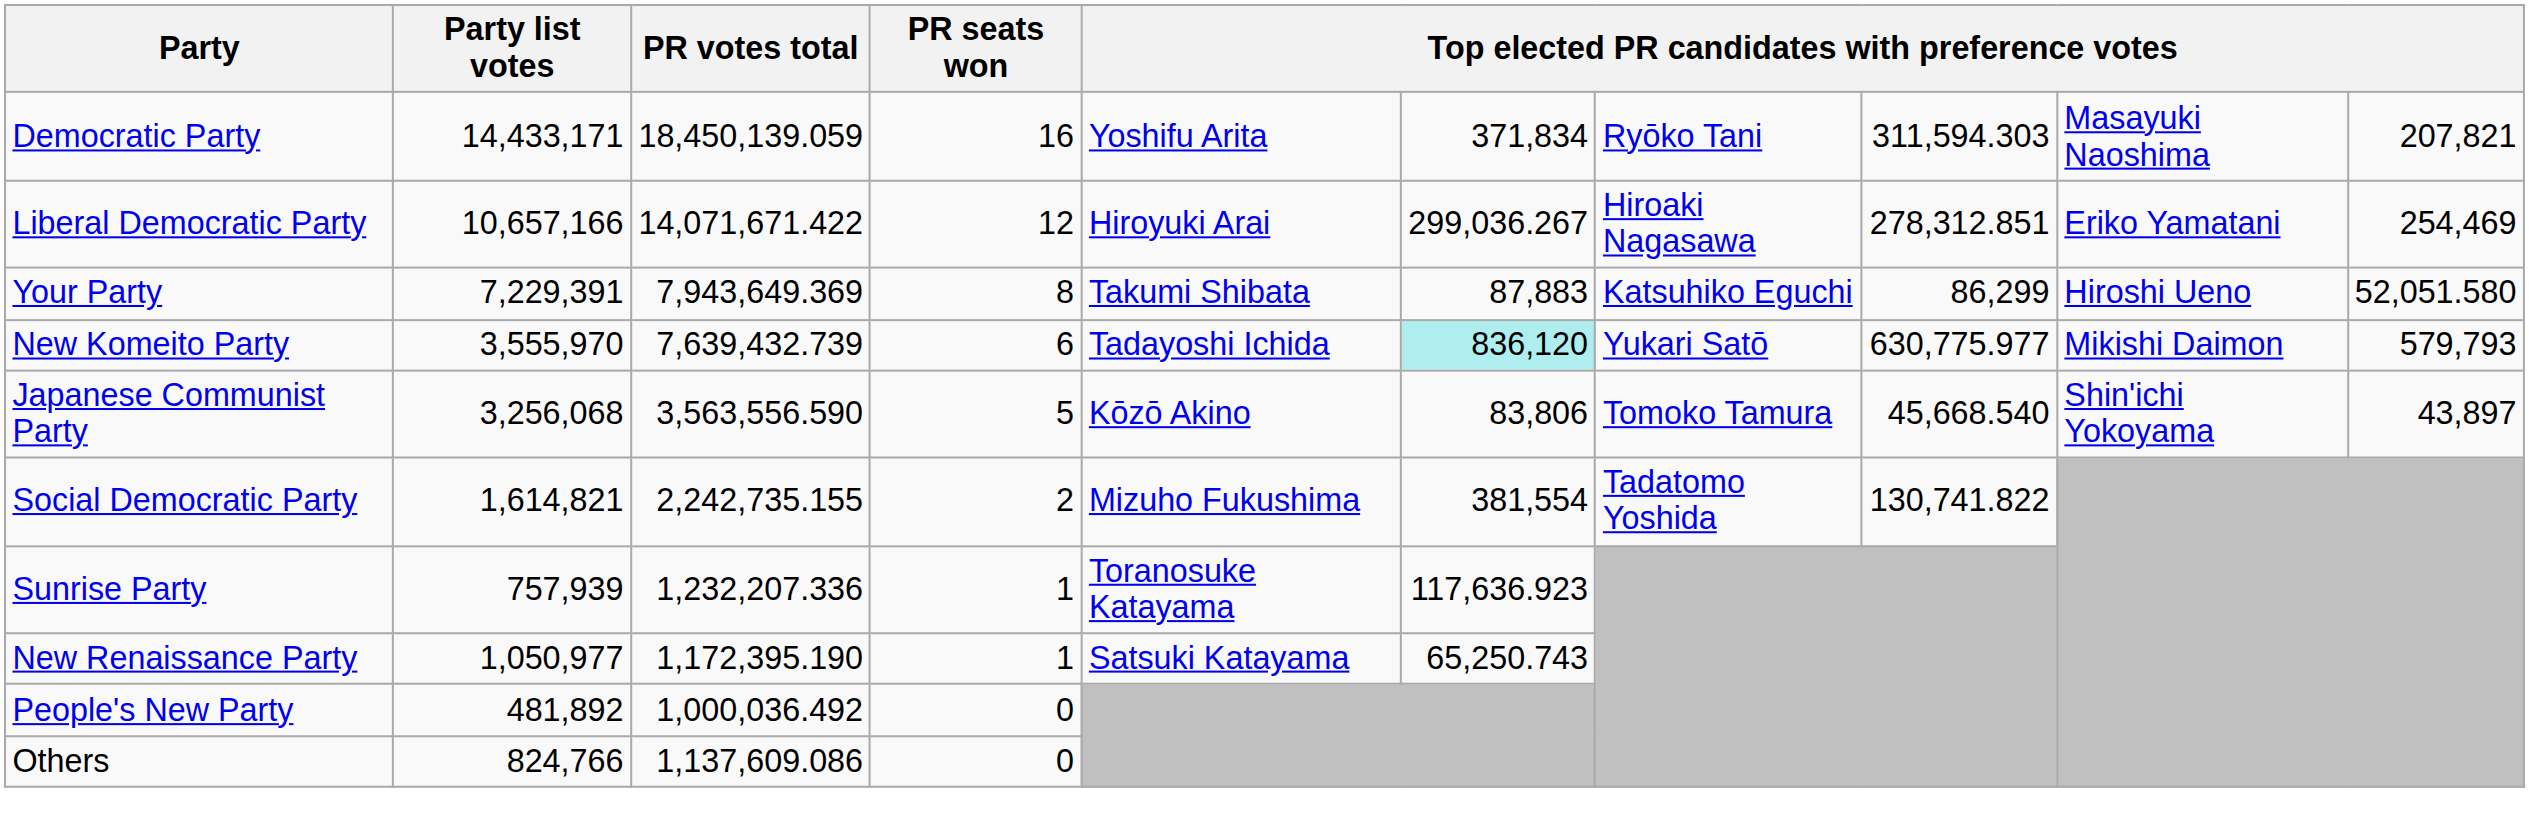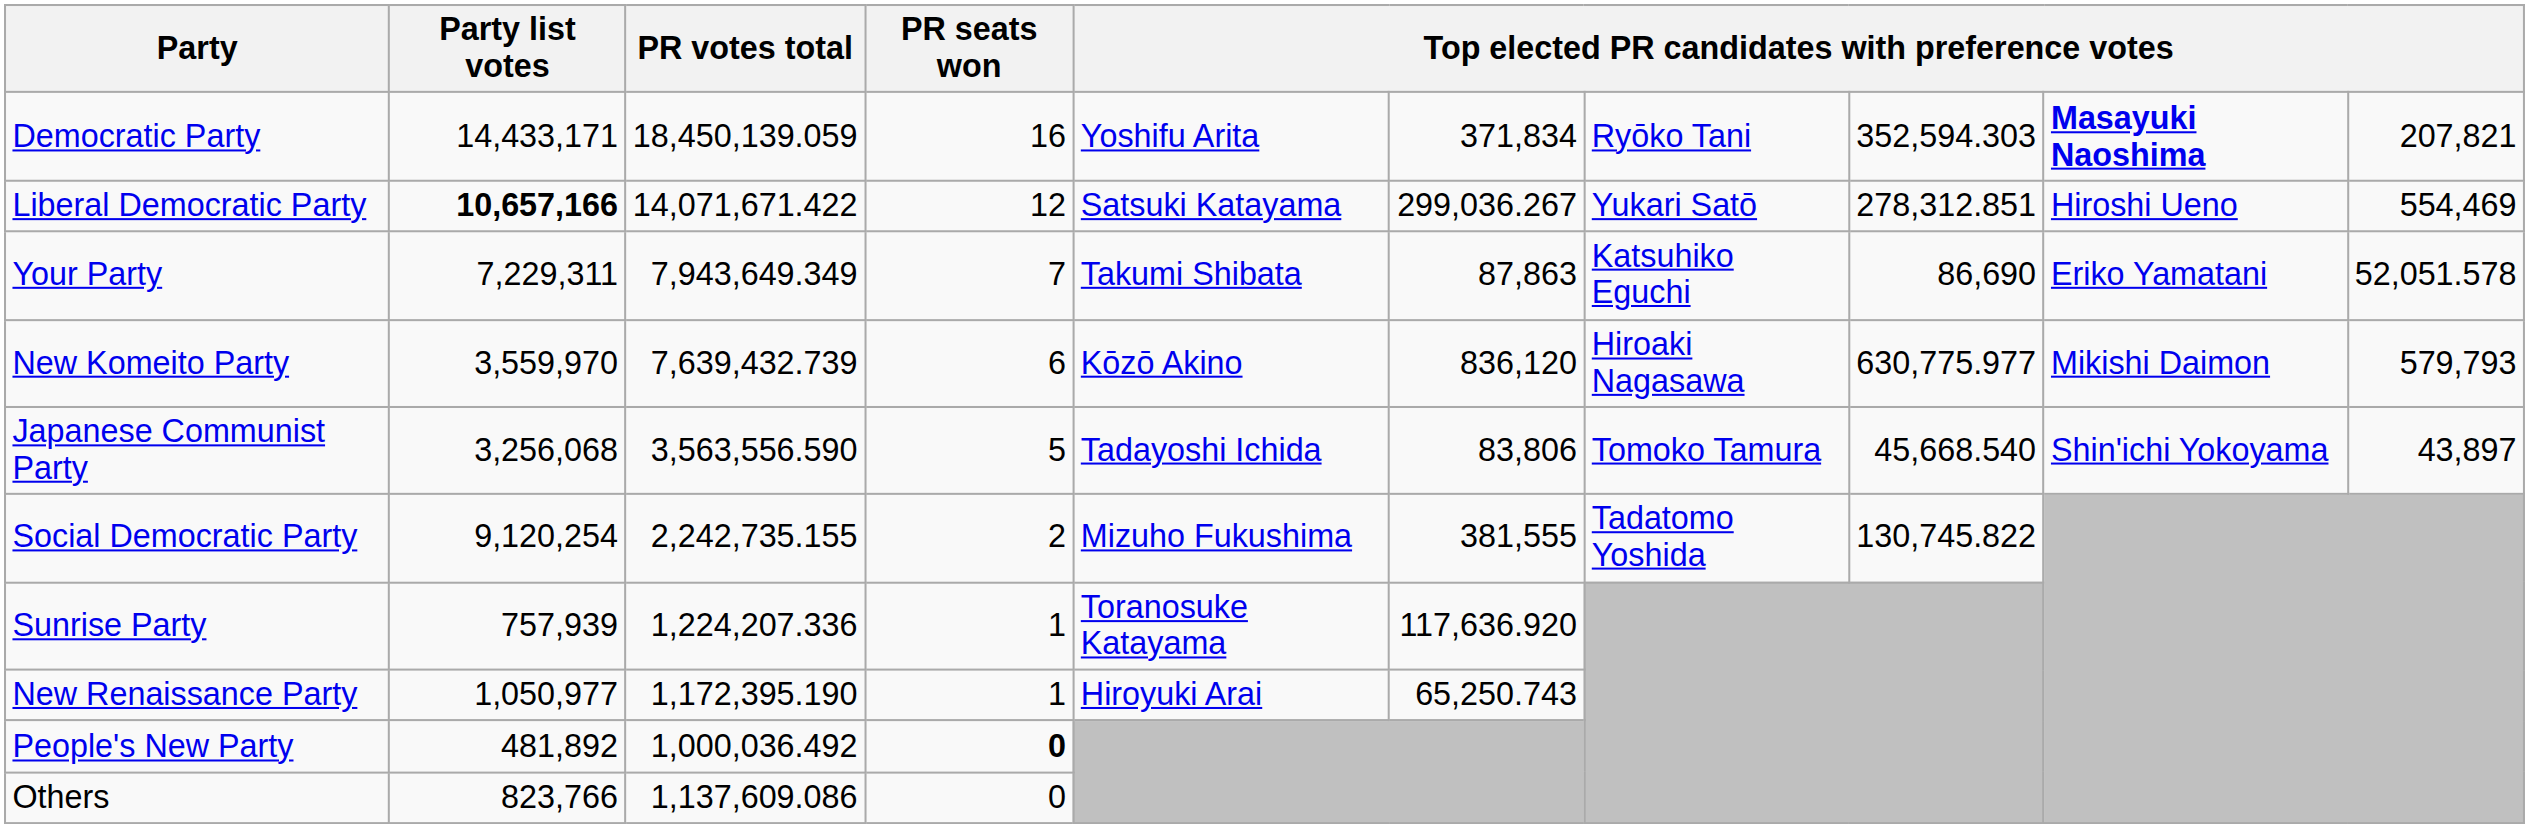(1961, 135) 311,594.303 -> (1946, 135) 352,594.303
(2137, 135) normal -> (2128, 135) bold
(543, 223) normal -> (537, 205) bold
(1180, 223) Hiroyuki Arai -> (1211, 205) Satsuki Katayama
(1679, 223) Hiroaki Nagasawa -> (1674, 205) Yukari Satō
(2172, 223) Eriko Yamatani -> (2144, 205) Hiroshi Ueno
(2458, 223) 254,469 -> (2458, 205) 554,469
(552, 292) 7,229,391 -> (547, 274) 7,229,311
(760, 292) 7,943,649.369 -> (754, 274) 7,943,649.349
(1065, 292) 8 -> (1057, 274) 7
(1539, 292) 87,883 -> (1527, 274) 87,863
(2000, 292) 86,299 -> (1987, 274) 86,690
(2158, 292) Hiroshi Ueno -> (2159, 274) Eriko Yamatani
(2436, 292) 52,051.580 -> (2436, 274) 52,051.578
(552, 344) 3,555,970 -> (546, 362) 3,559,970
(1209, 344) Tadayoshi Ichida -> (1162, 362) Kōzō Akino
(1530, 344) paleturquoise background -> (1518, 362) no background
(1686, 344) Yukari Satō -> (1668, 362) Hiroaki Nagasawa
(1170, 413) Kōzō Akino -> (1201, 450) Tadayoshi Ichida
(552, 501) 1,614,821 -> (546, 537) 9,120,254
(1530, 501) 381,554 -> (1518, 537) 381,555
(1960, 501) 130,741.822 -> (1946, 537) 130,745.822
(760, 588) 1,232,207.336 -> (754, 625) 1,224,207.336
(1499, 588) 117,636.923 -> (1488, 625) 117,636.920
(1219, 658) Satsuki Katayama -> (1172, 694) Hiroyuki Arai
(1065, 709) normal -> (1057, 745) bold
(565, 760) 824,766 -> (560, 797) 823,766
